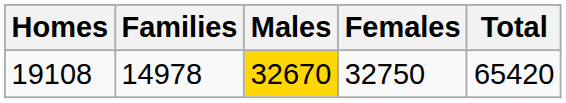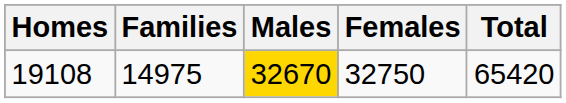(162, 73) 14978 -> (162, 73) 14975
